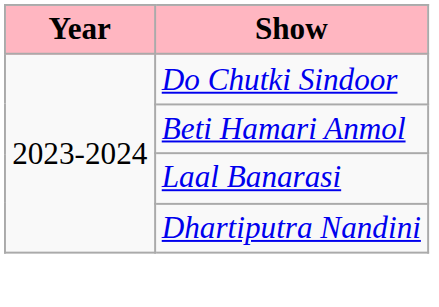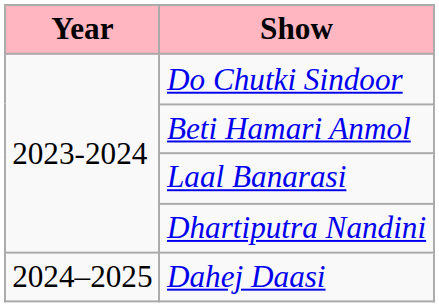+ row: (246, 276)
